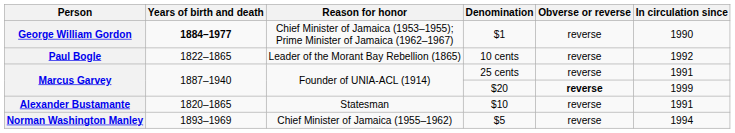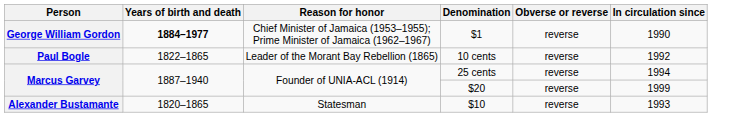(682, 72) 1991 -> (659, 72) 1994
(585, 88) bold -> (562, 88) normal
(682, 105) 1991 -> (659, 105) 1993
- row: (500, 121)
